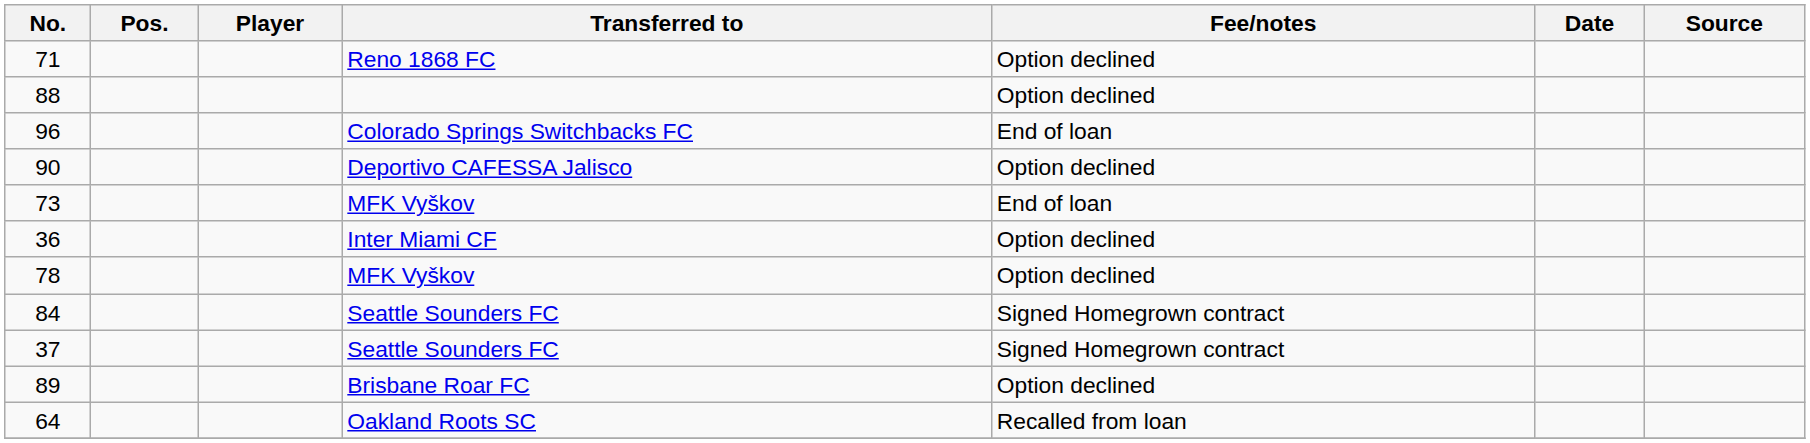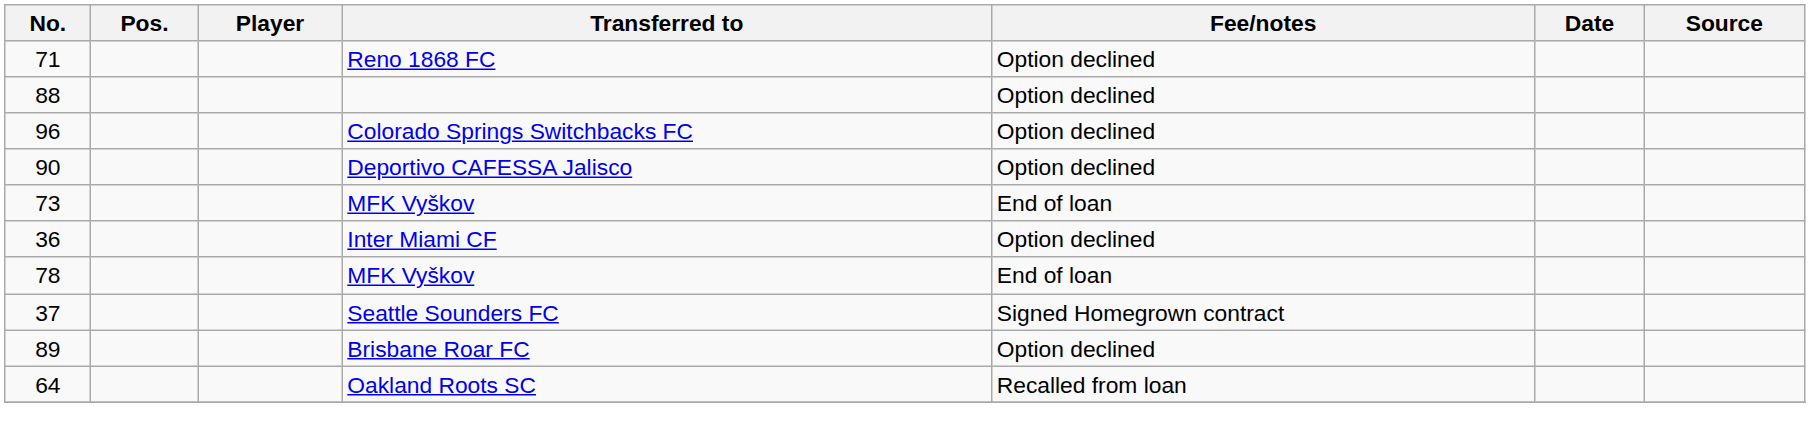(1054, 131) End of loan -> (1076, 131) Option declined
(1076, 276) Option declined -> (1054, 276) End of loan
- row: (48, 312)
